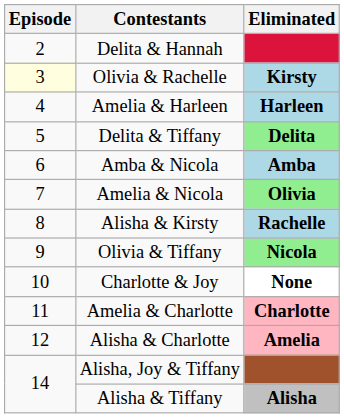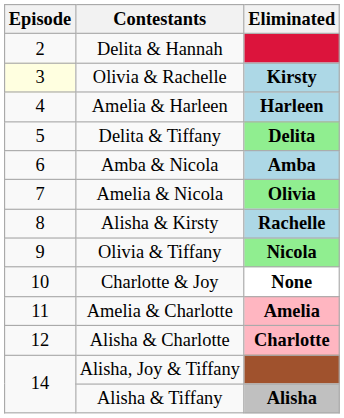(292, 310) Charlotte -> (292, 310) Amelia
(292, 340) Amelia -> (292, 340) Charlotte
